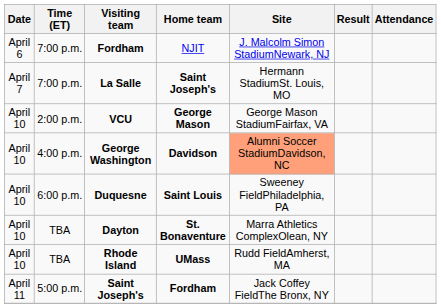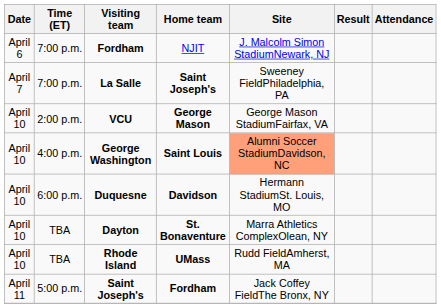(282, 83) Hermann StadiumSt. Louis, MO -> (282, 83) Sweeney FieldPhiladelphia, PA
(193, 154) Davidson -> (193, 154) Saint Louis
(193, 195) Saint Louis -> (193, 195) Davidson
(282, 195) Sweeney FieldPhiladelphia, PA -> (282, 195) Hermann StadiumSt. Louis, MO
